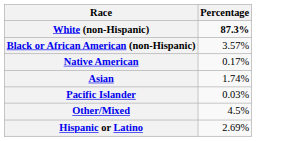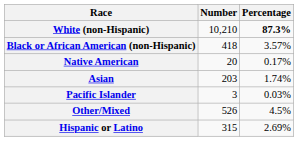+ column: (219, 12)
